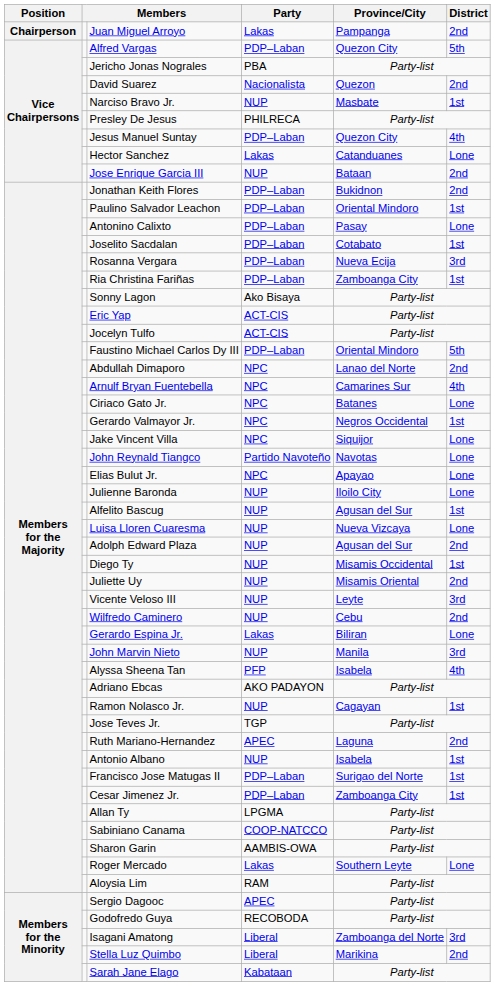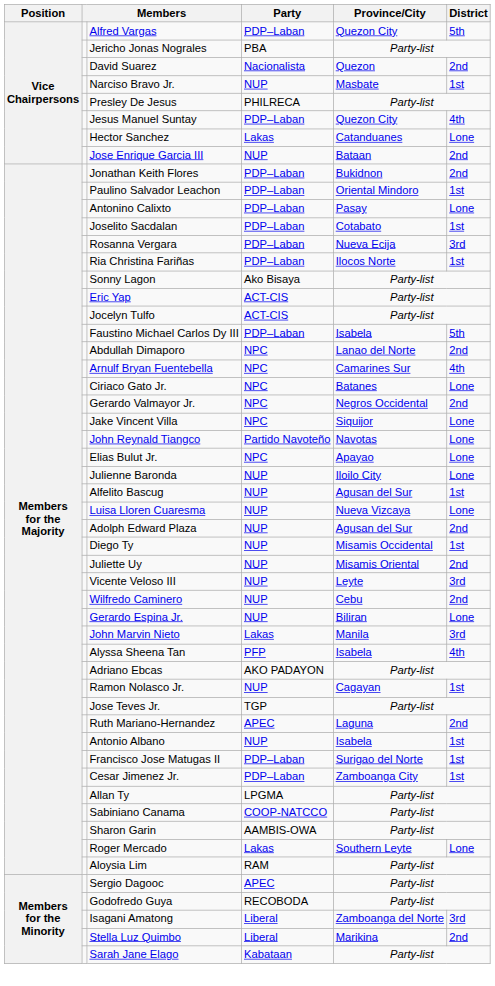- row: (137, 31)
(377, 279) Zamboanga City -> (366, 262) Ilocos Norte
(377, 350) Oriental Mindoro -> (354, 333) Isabela
(457, 421) 1st -> (459, 404) 2nd
(259, 635) Lakas -> (256, 617) NUP
(256, 652) NUP -> (259, 635) Lakas
